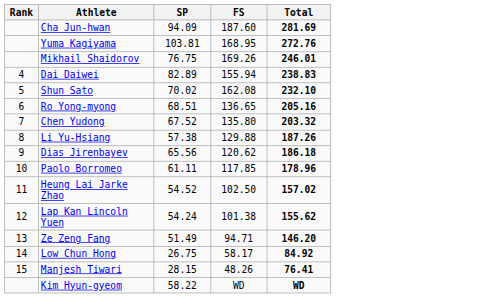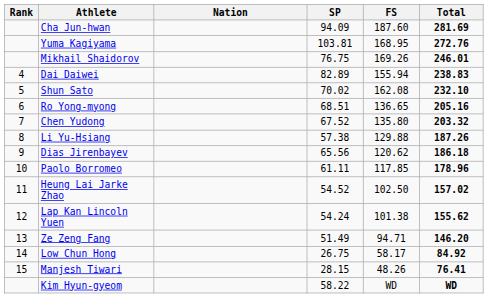+ column: (230, 12)
